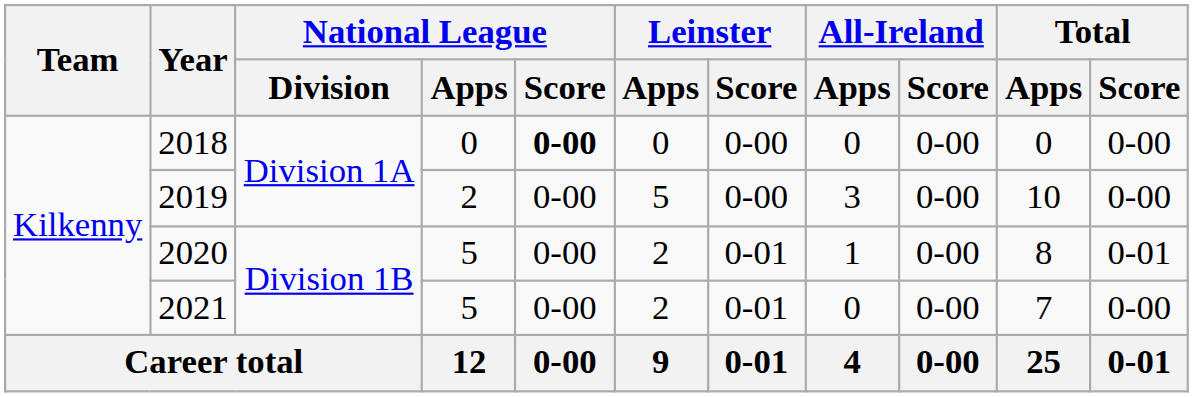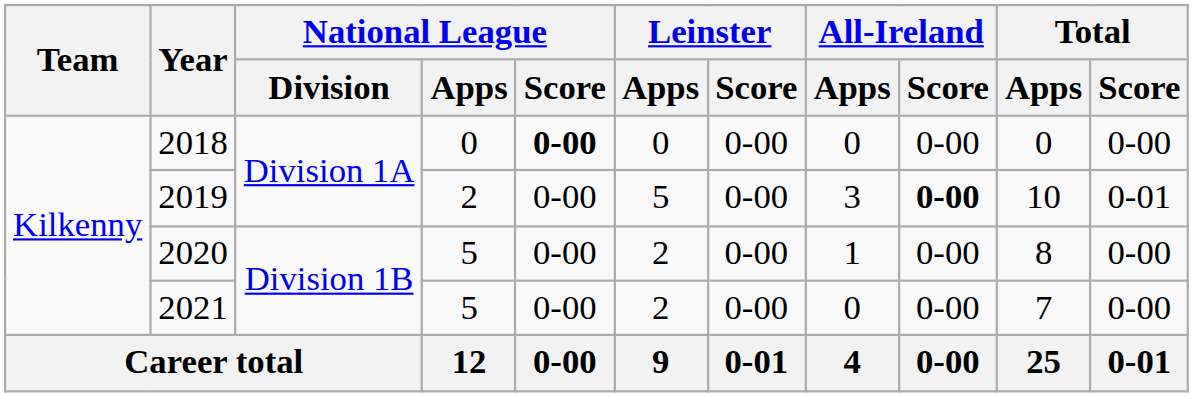(948, 197) normal -> (948, 197) bold
(1139, 197) 0-00 -> (1139, 197) 0-01
(756, 252) 0-01 -> (756, 252) 0-00
(1139, 252) 0-01 -> (1139, 252) 0-00
(756, 307) 0-01 -> (756, 307) 0-00
